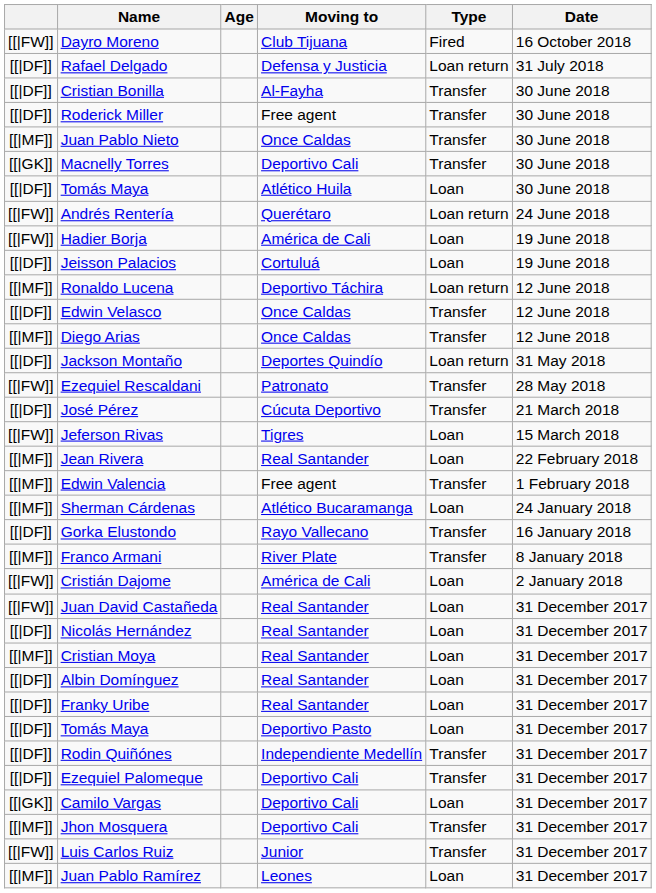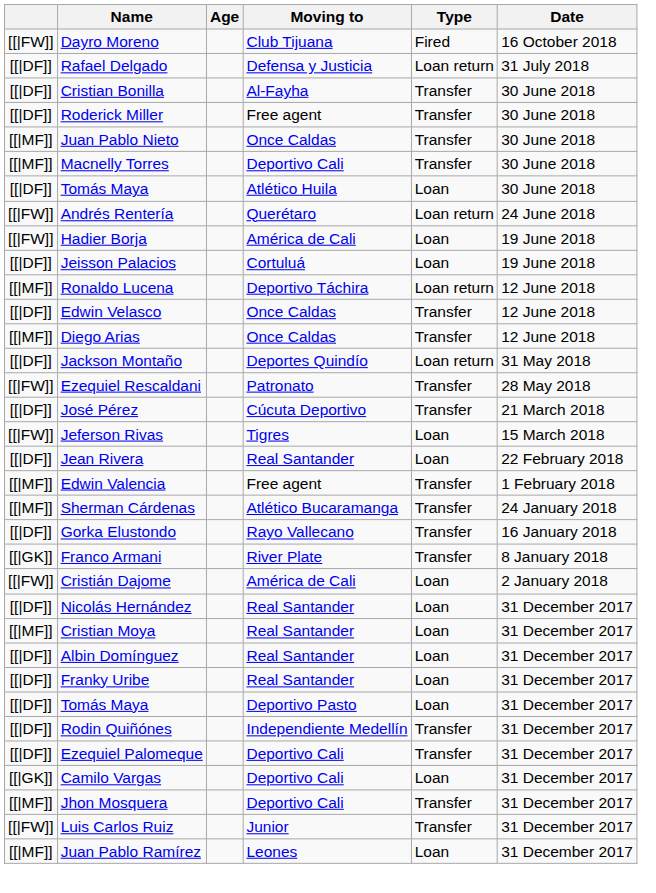(31, 164) [[|GK]] -> (31, 164) [[|MF]]
(31, 459) [[|MF]] -> (31, 459) [[|DF]]
(447, 508) Loan -> (443, 508) Transfer
(31, 557) [[|MF]] -> (31, 557) [[|GK]]
- row: (139, 606)
